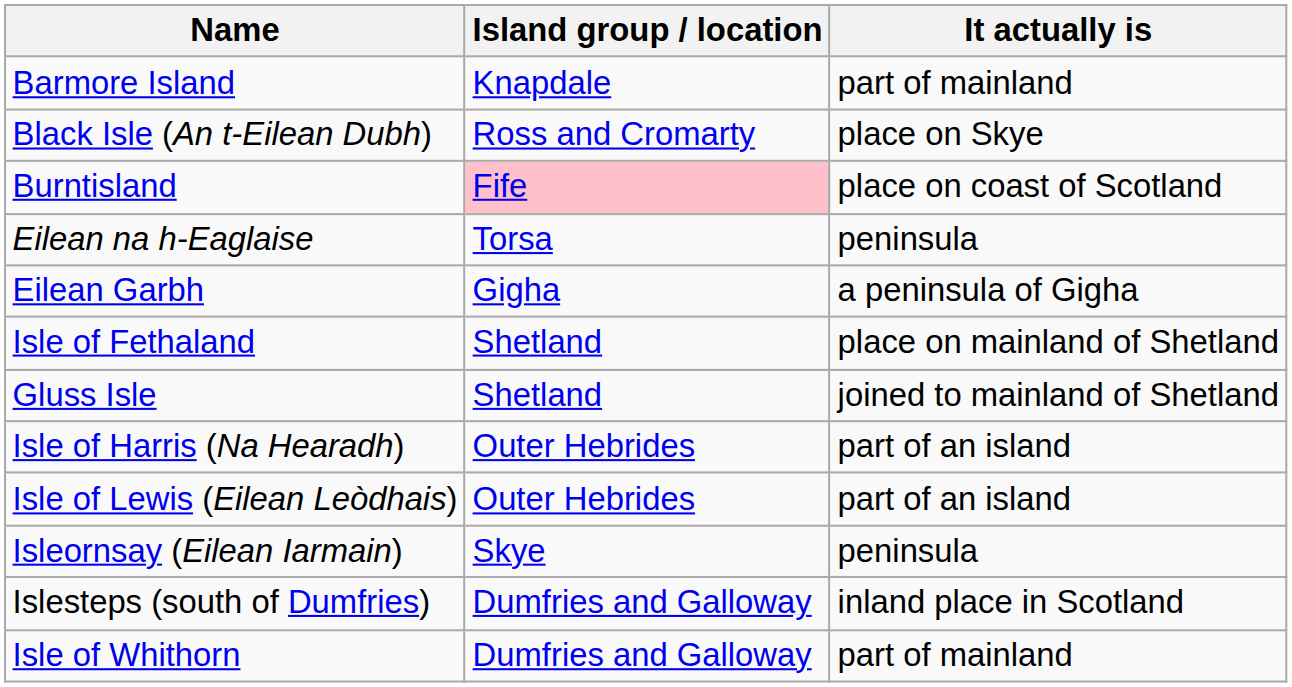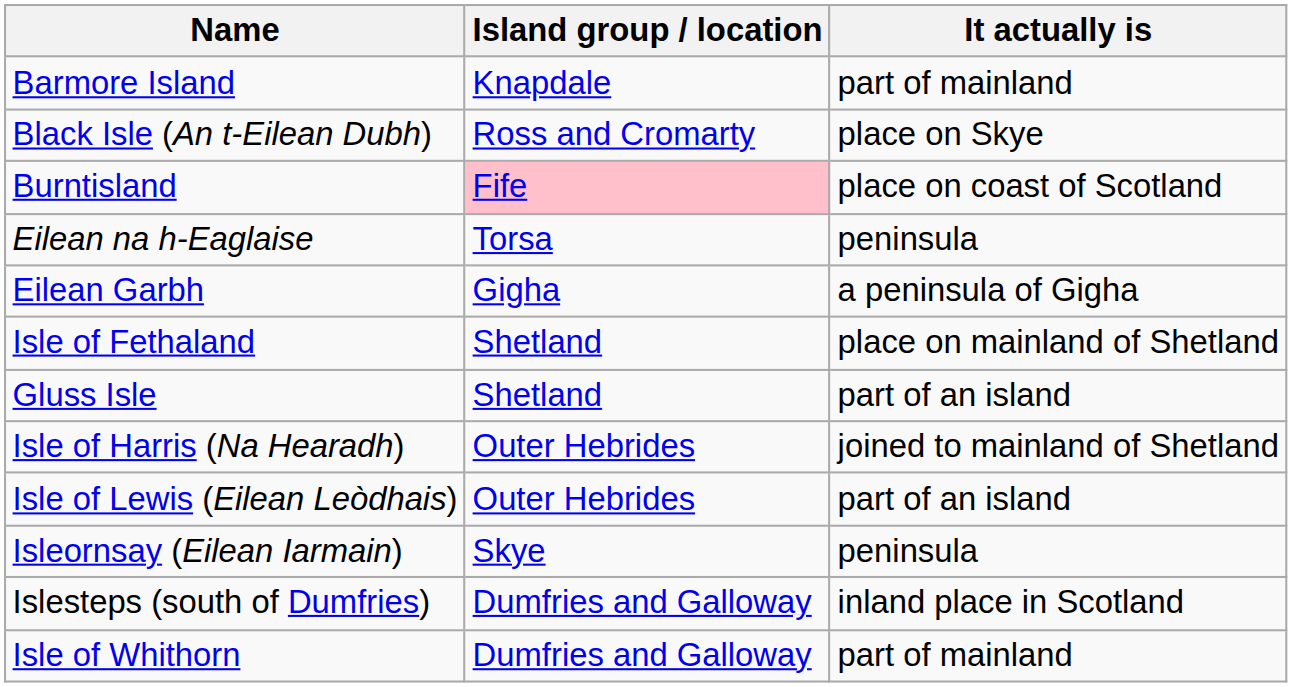(1058, 394) joined to mainland of Shetland -> (954, 394) part of an island
(954, 446) part of an island -> (1058, 446) joined to mainland of Shetland
